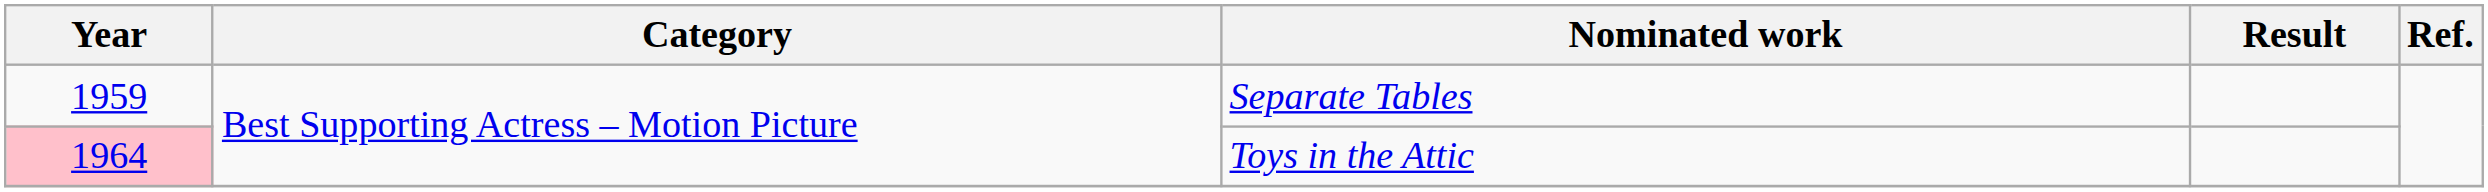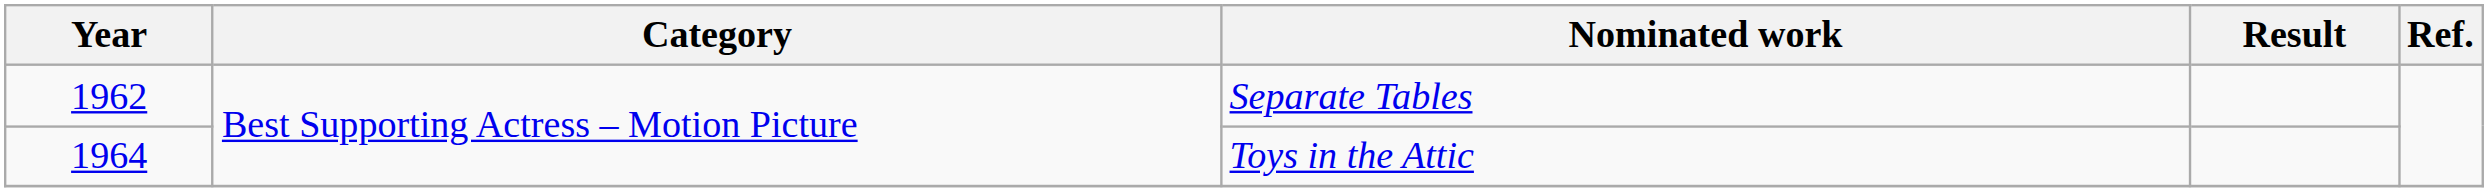(109, 95) 1959 -> (109, 95) 1962
(109, 155) pink background -> (109, 155) no background
